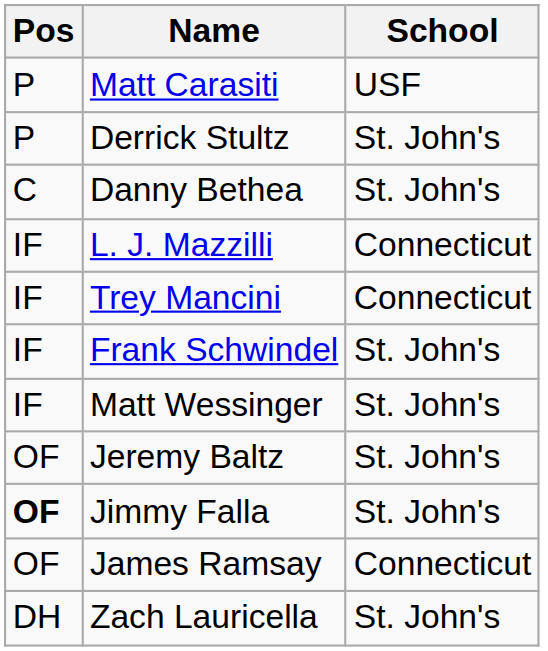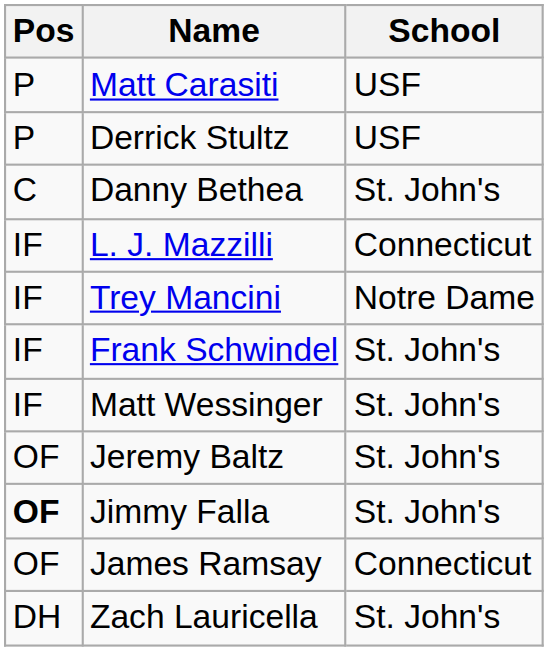(427, 137) St. John's -> (387, 137) USF
(443, 297) Connecticut -> (444, 297) Notre Dame
